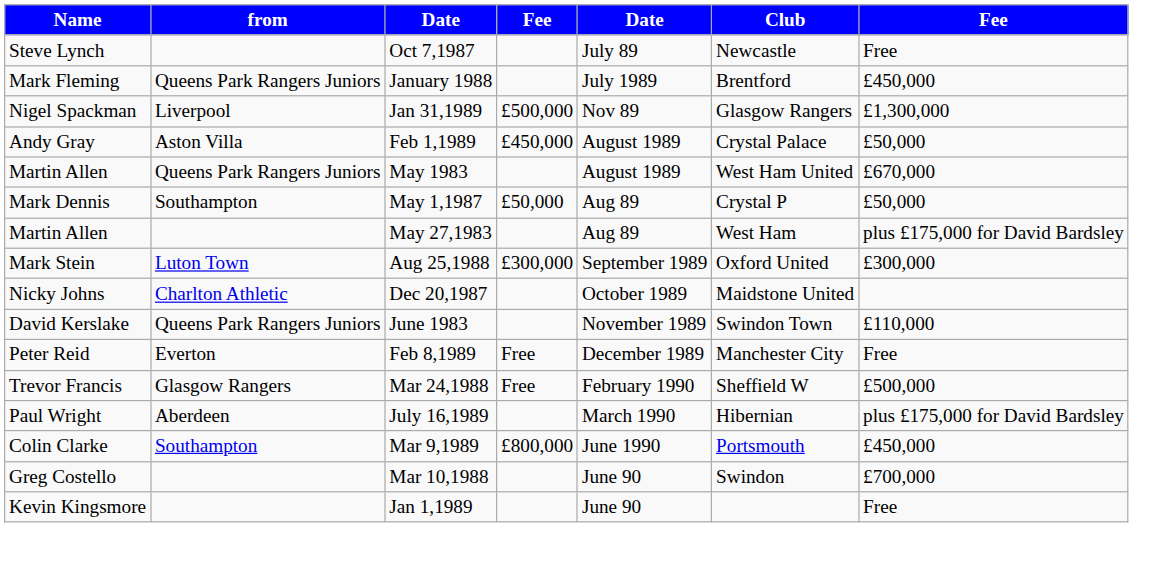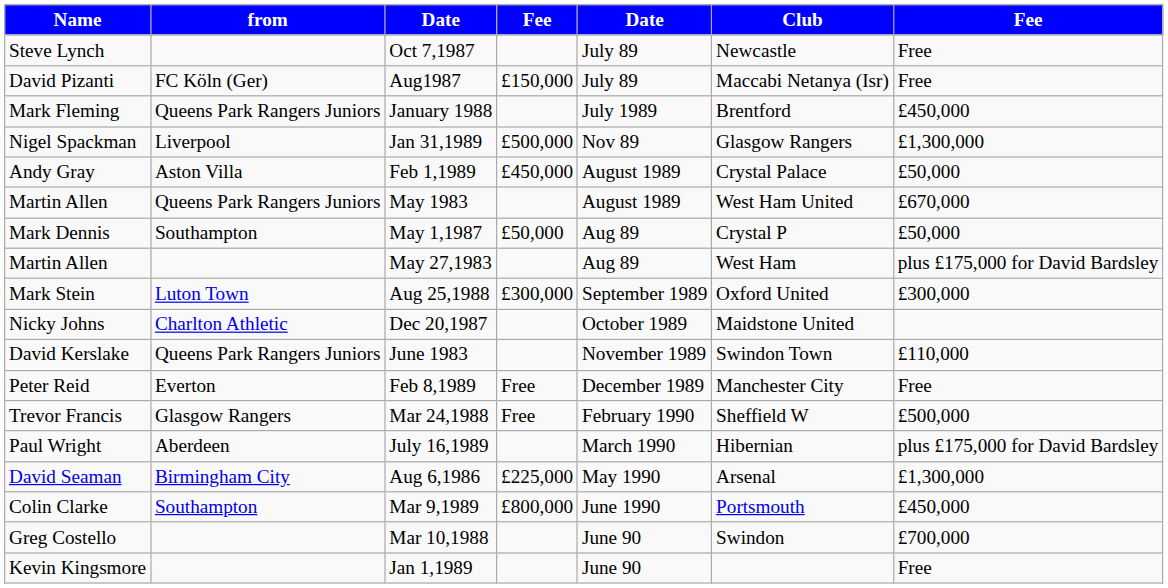+ row: (425, 80)
+ row: (435, 476)
